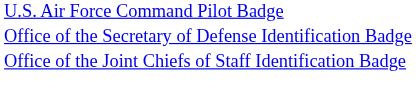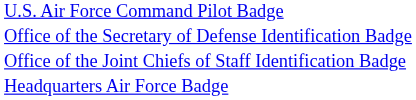+ row: (116, 86)
